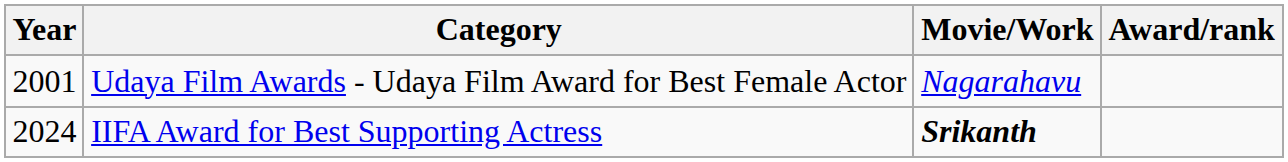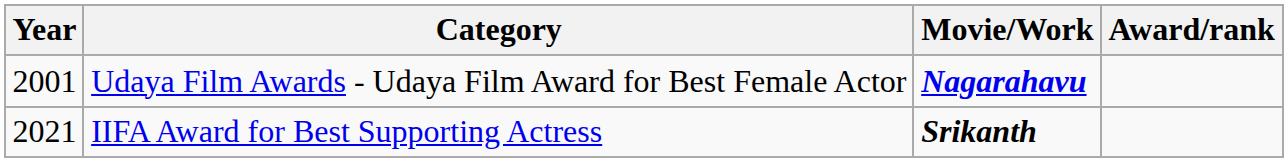(1001, 80) normal -> (1004, 80) bold
(44, 131) 2024 -> (44, 131) 2021
